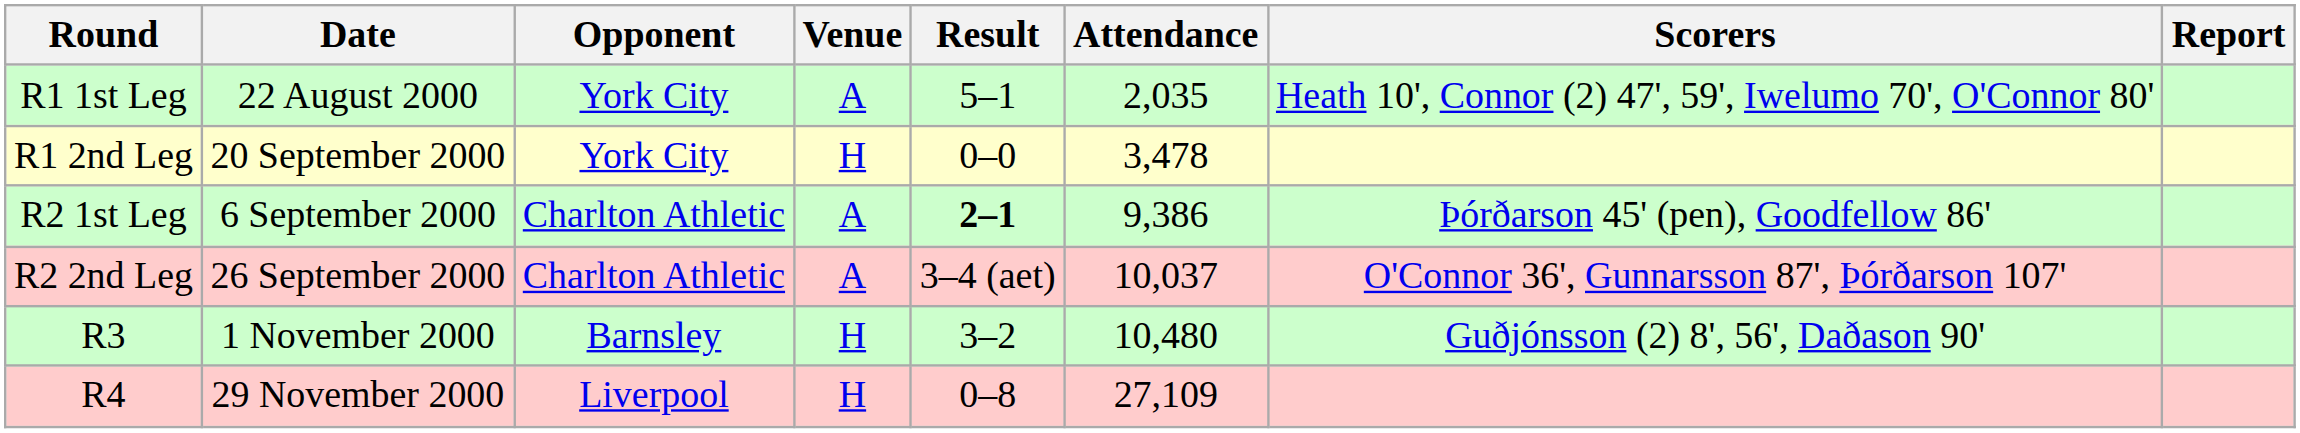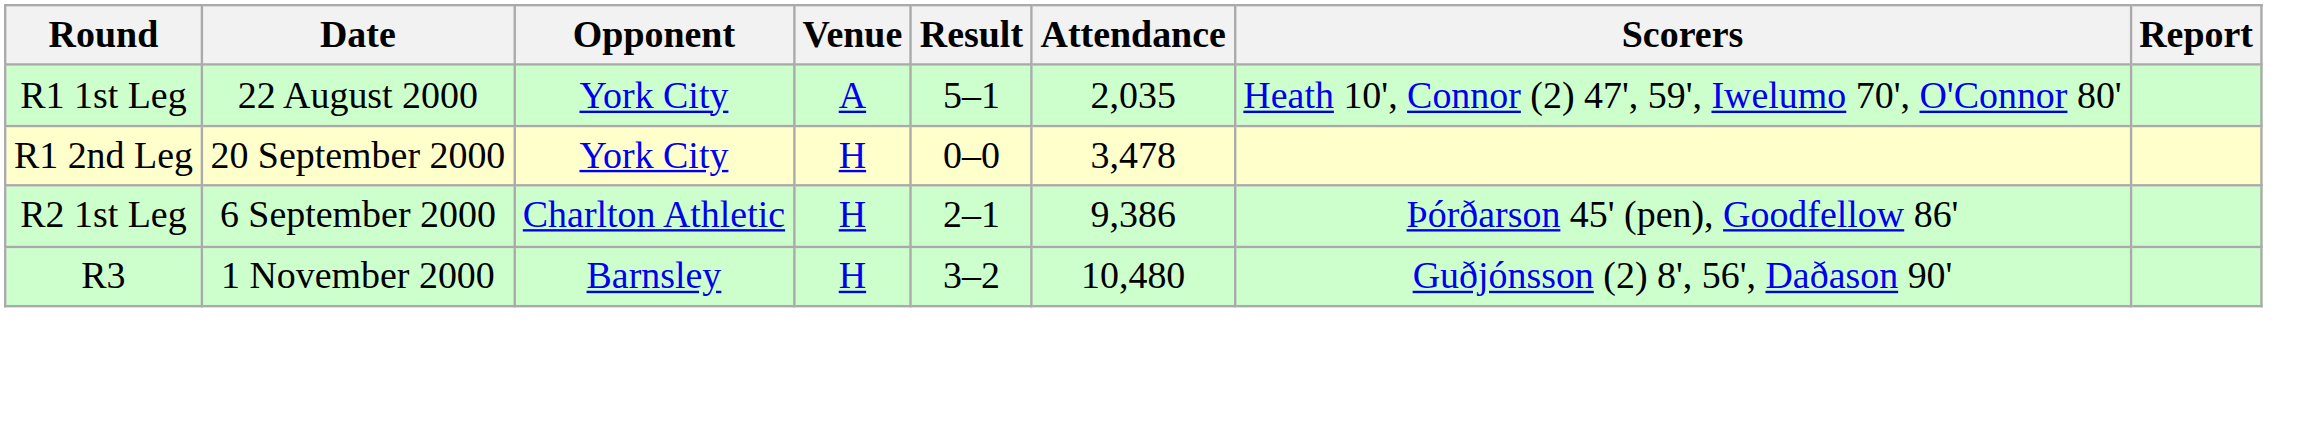(852, 214) A -> (852, 214) H
(988, 214) bold -> (971, 214) normal
- row: (103, 275)
- row: (103, 395)
